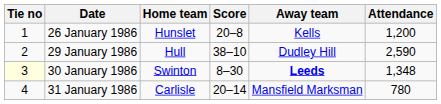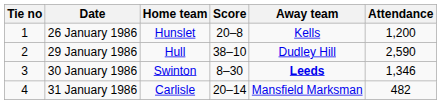(25, 71) lightyellow background -> (25, 71) no background
(401, 71) 1,348 -> (401, 71) 1,346
(401, 90) 780 -> (401, 90) 482
